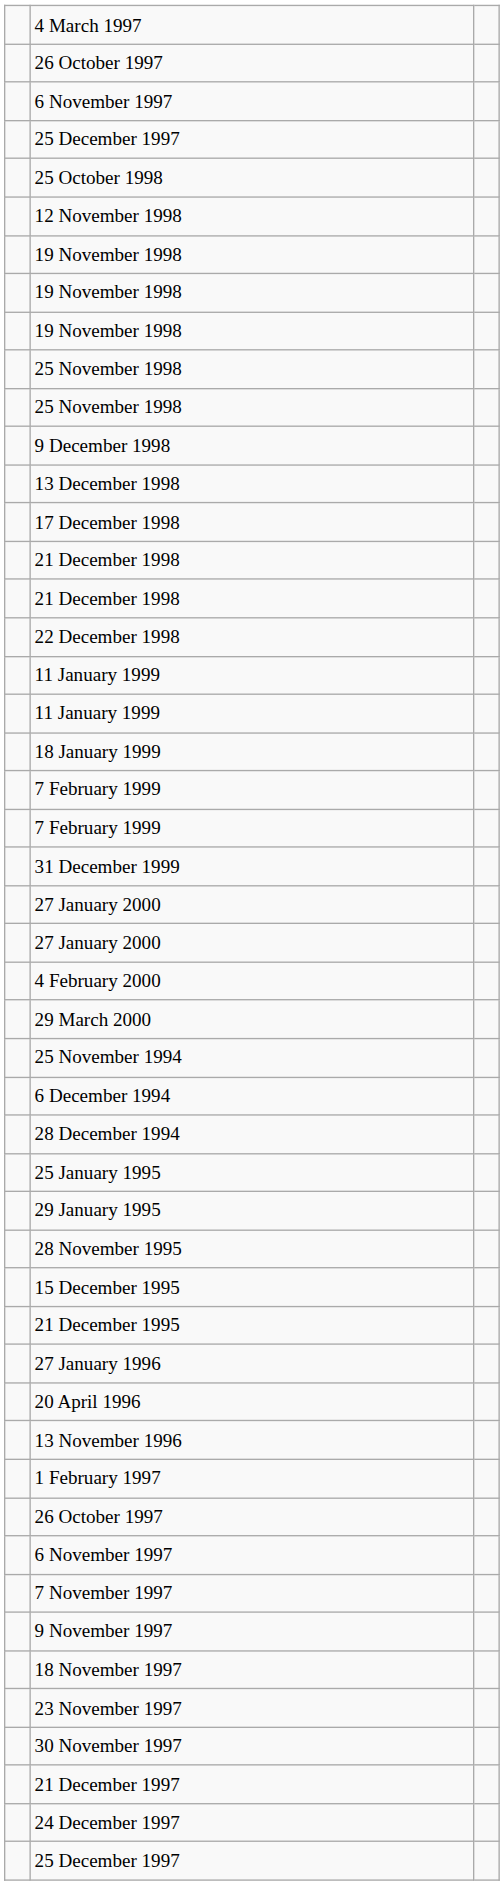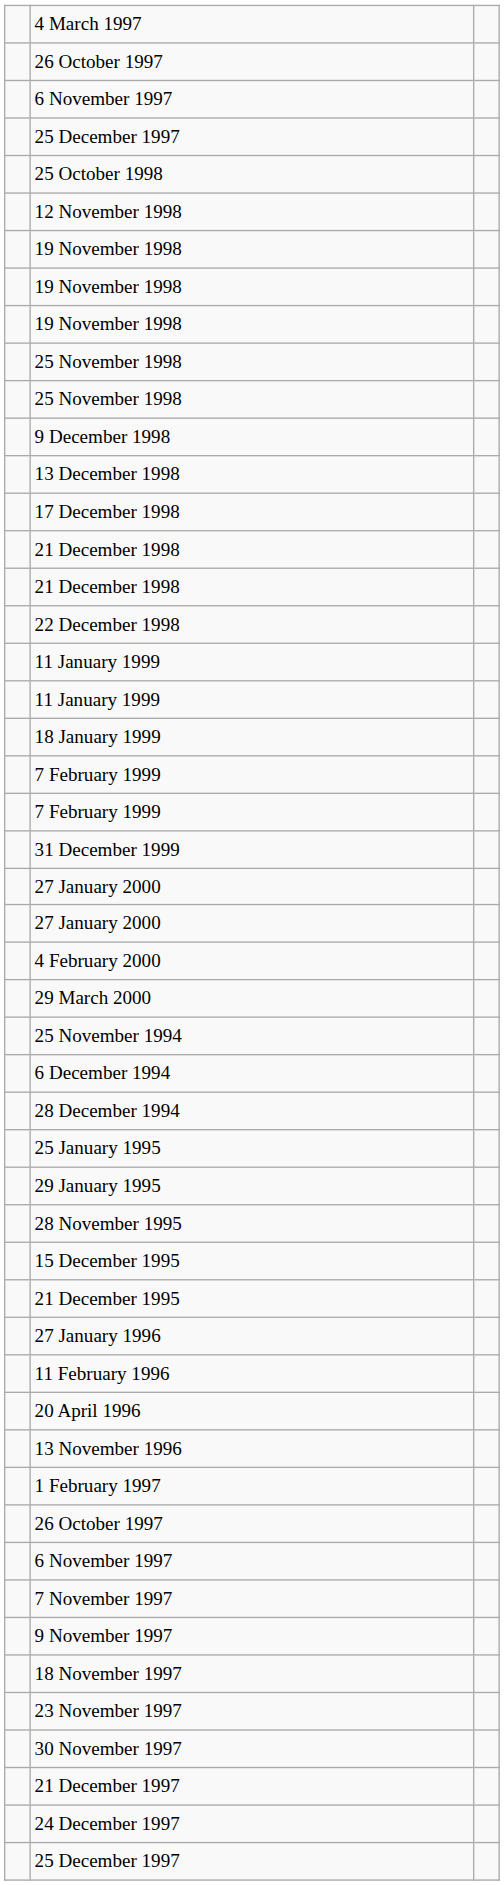+ row: (17, 1374)
